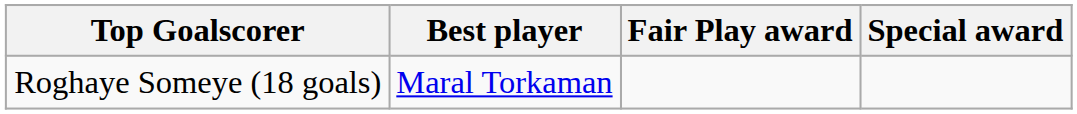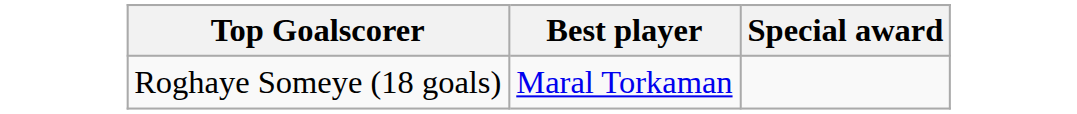- column: (740, 30)
